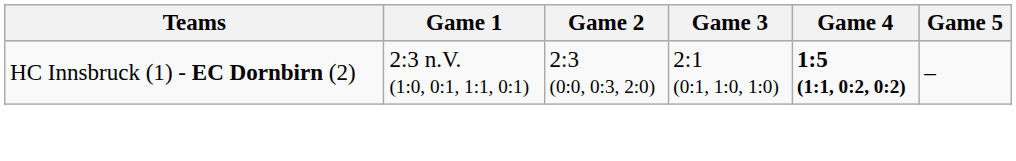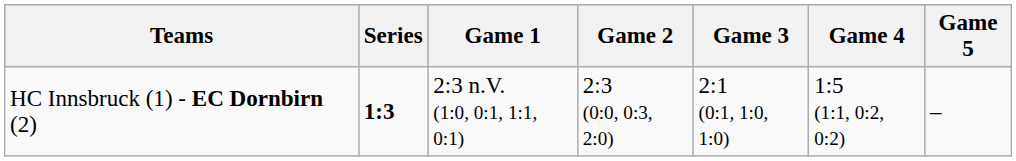+ column: (393, 35)
(851, 72) bold -> (849, 111) normal
